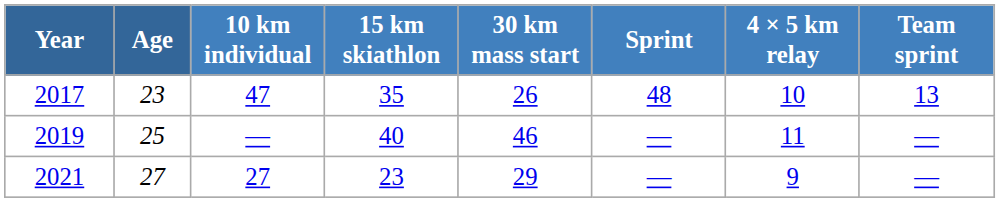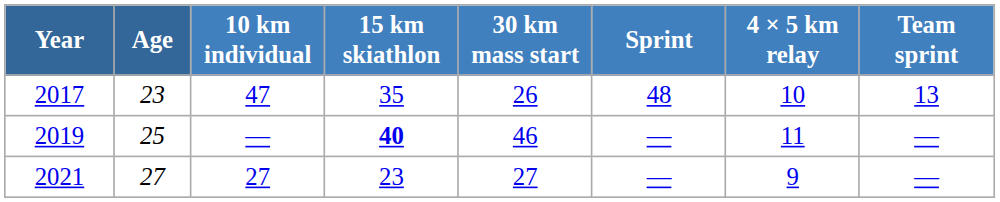(391, 136) normal -> (391, 136) bold
(525, 177) 29 -> (525, 177) 27
